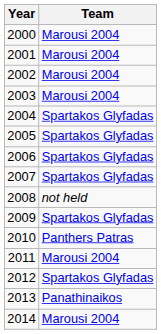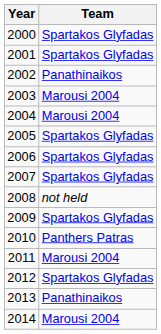(81, 34) Marousi 2004 -> (98, 34) Spartakos Glyfadas
(81, 55) Marousi 2004 -> (98, 55) Spartakos Glyfadas
(81, 75) Marousi 2004 -> (82, 75) Panathinaikos
(98, 116) Spartakos Glyfadas -> (81, 116) Marousi 2004
